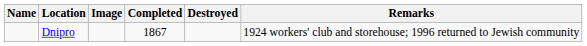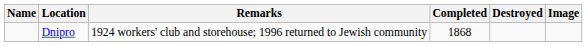columns swapped: (107, 13) <-> (411, 13)
(155, 32) 1867 -> (460, 32) 1868
